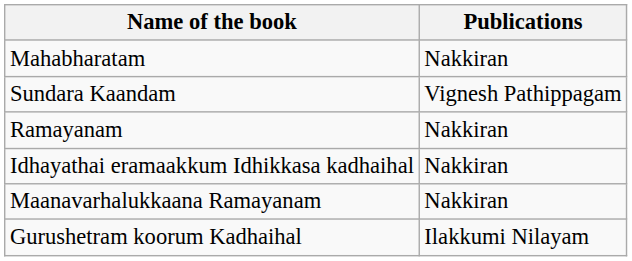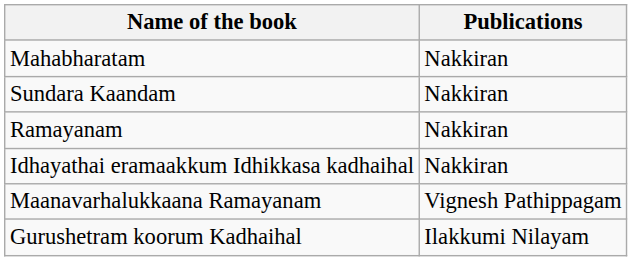(523, 93) Vignesh Pathippagam -> (466, 93) Nakkiran
(466, 201) Nakkiran -> (523, 201) Vignesh Pathippagam
